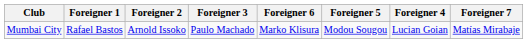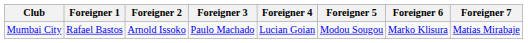columns swapped: (420, 13) <-> (289, 13)
